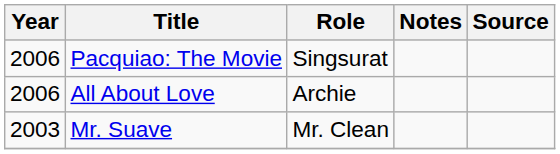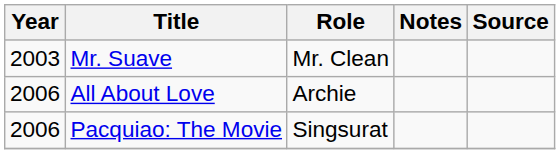rows swapped: (121, 129) <-> (176, 58)
